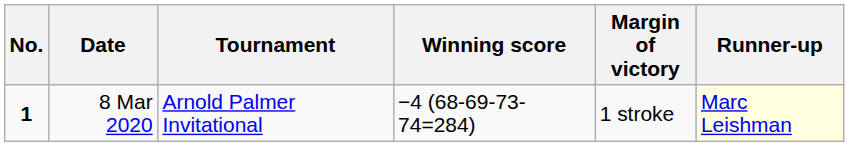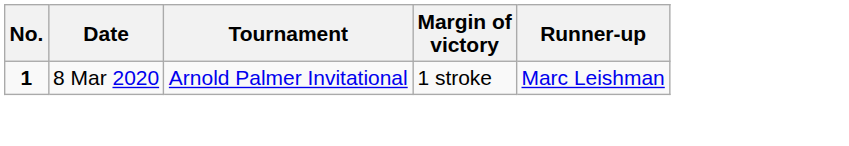- column: (494, 45)
(746, 113) lightyellow background -> (593, 78) no background
